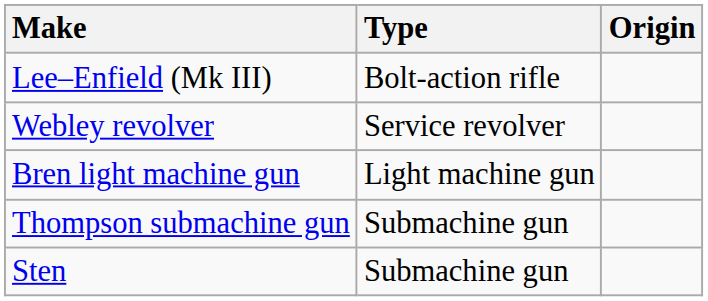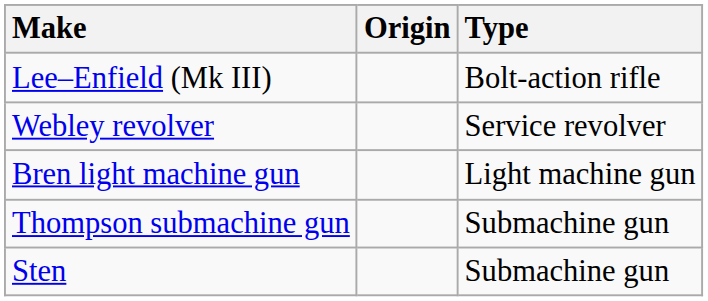columns swapped: (652, 28) <-> (396, 28)
